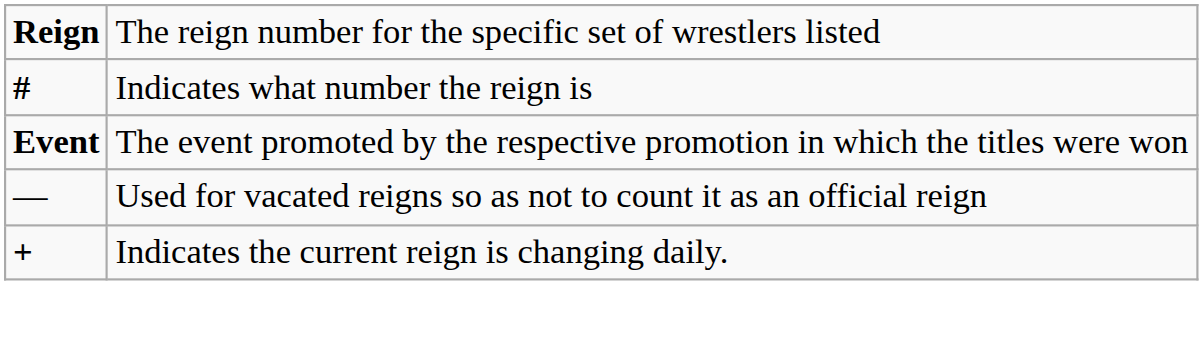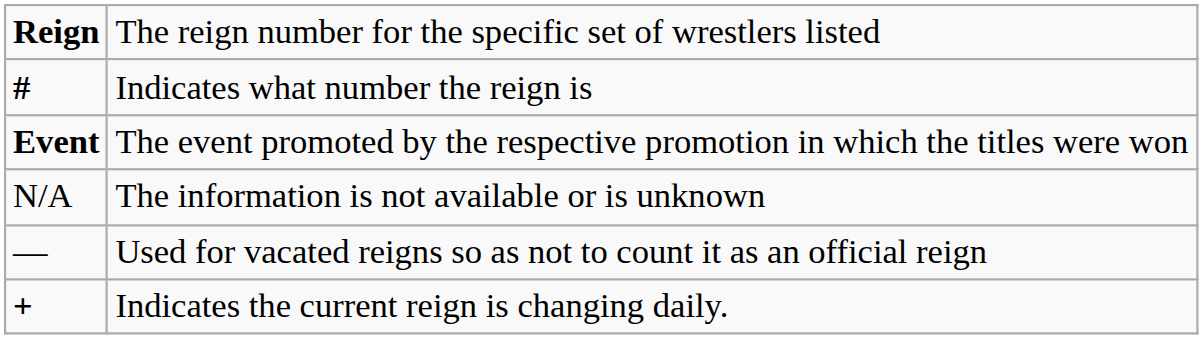+ row: (440, 196)
